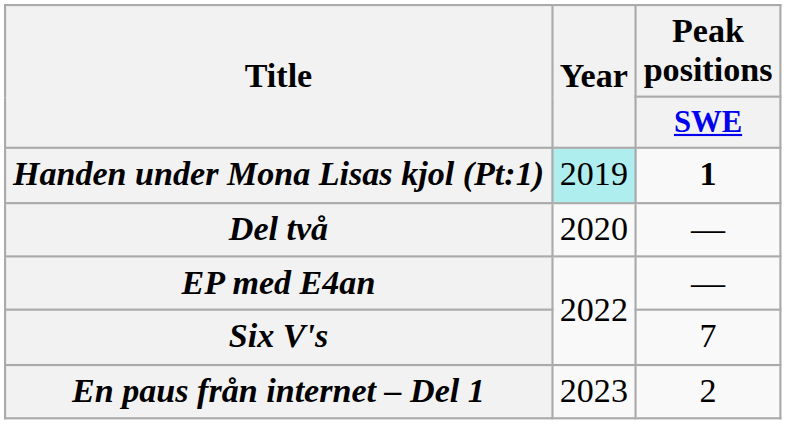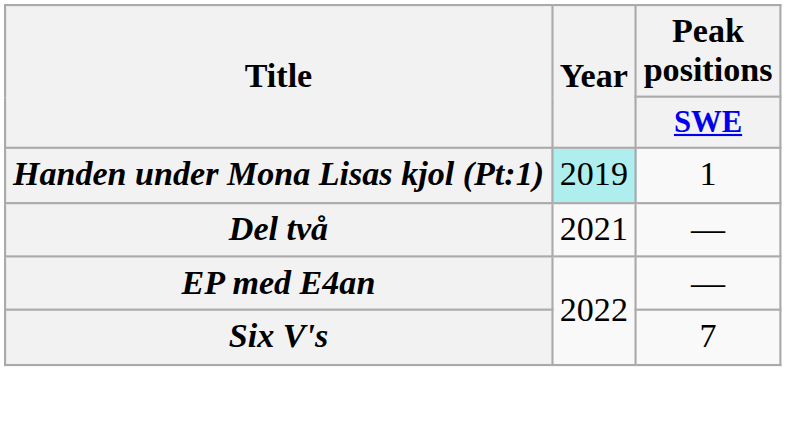(708, 174) bold -> (708, 174) normal
(594, 228) 2020 -> (594, 228) 2021
- row: (278, 390)
